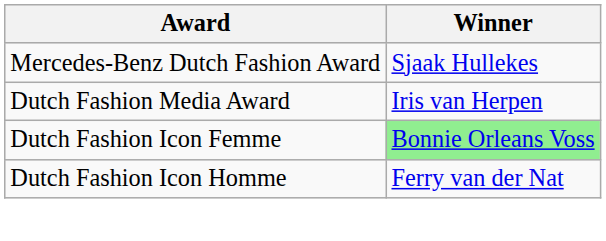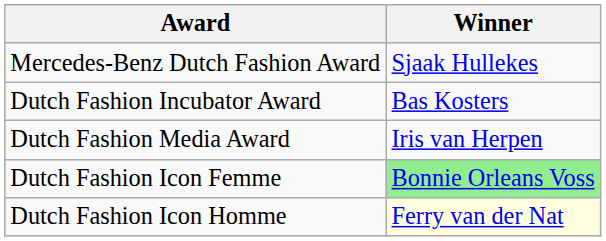+ row: (166, 100)
(478, 178) no background -> (478, 216) lightyellow background
